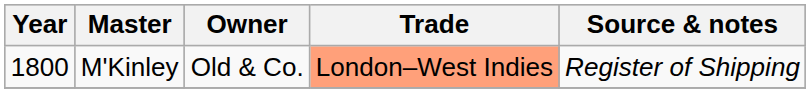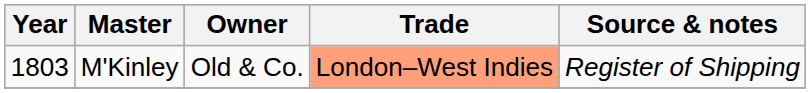(40, 66) 1800 -> (40, 66) 1803
